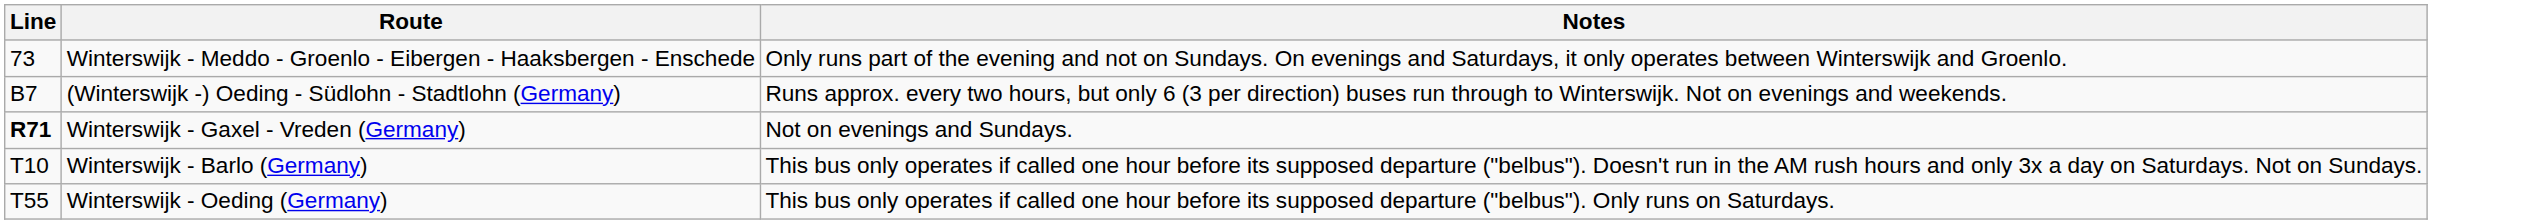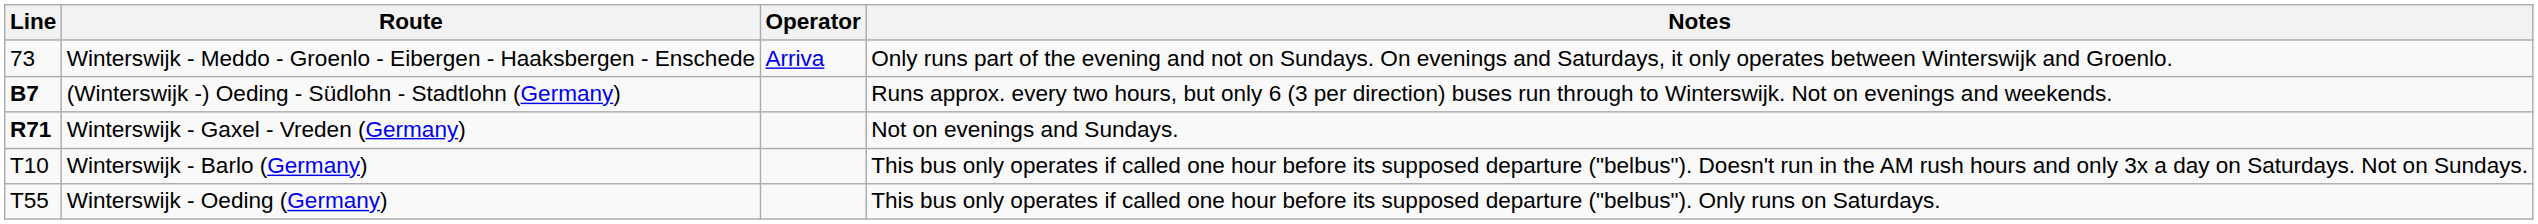+ column: (813, 22)
(24, 93) normal -> (24, 93) bold
